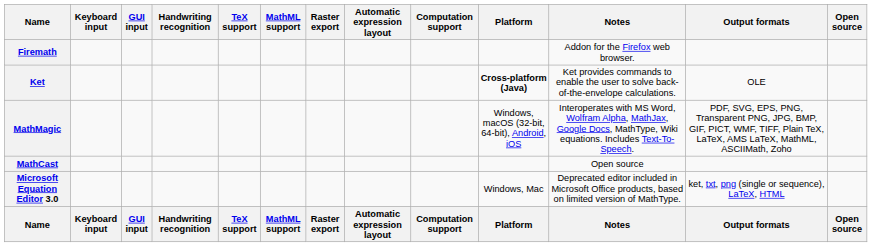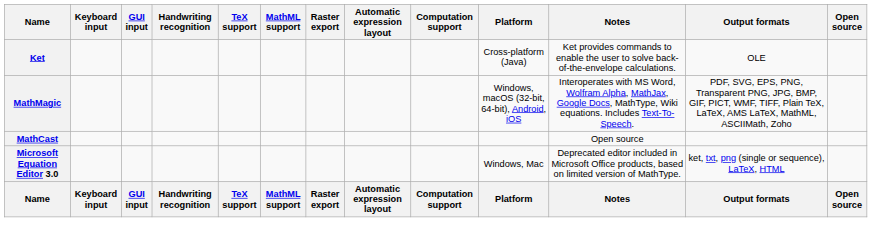- row: (37, 53)
(514, 83) bold -> (514, 58) normal
